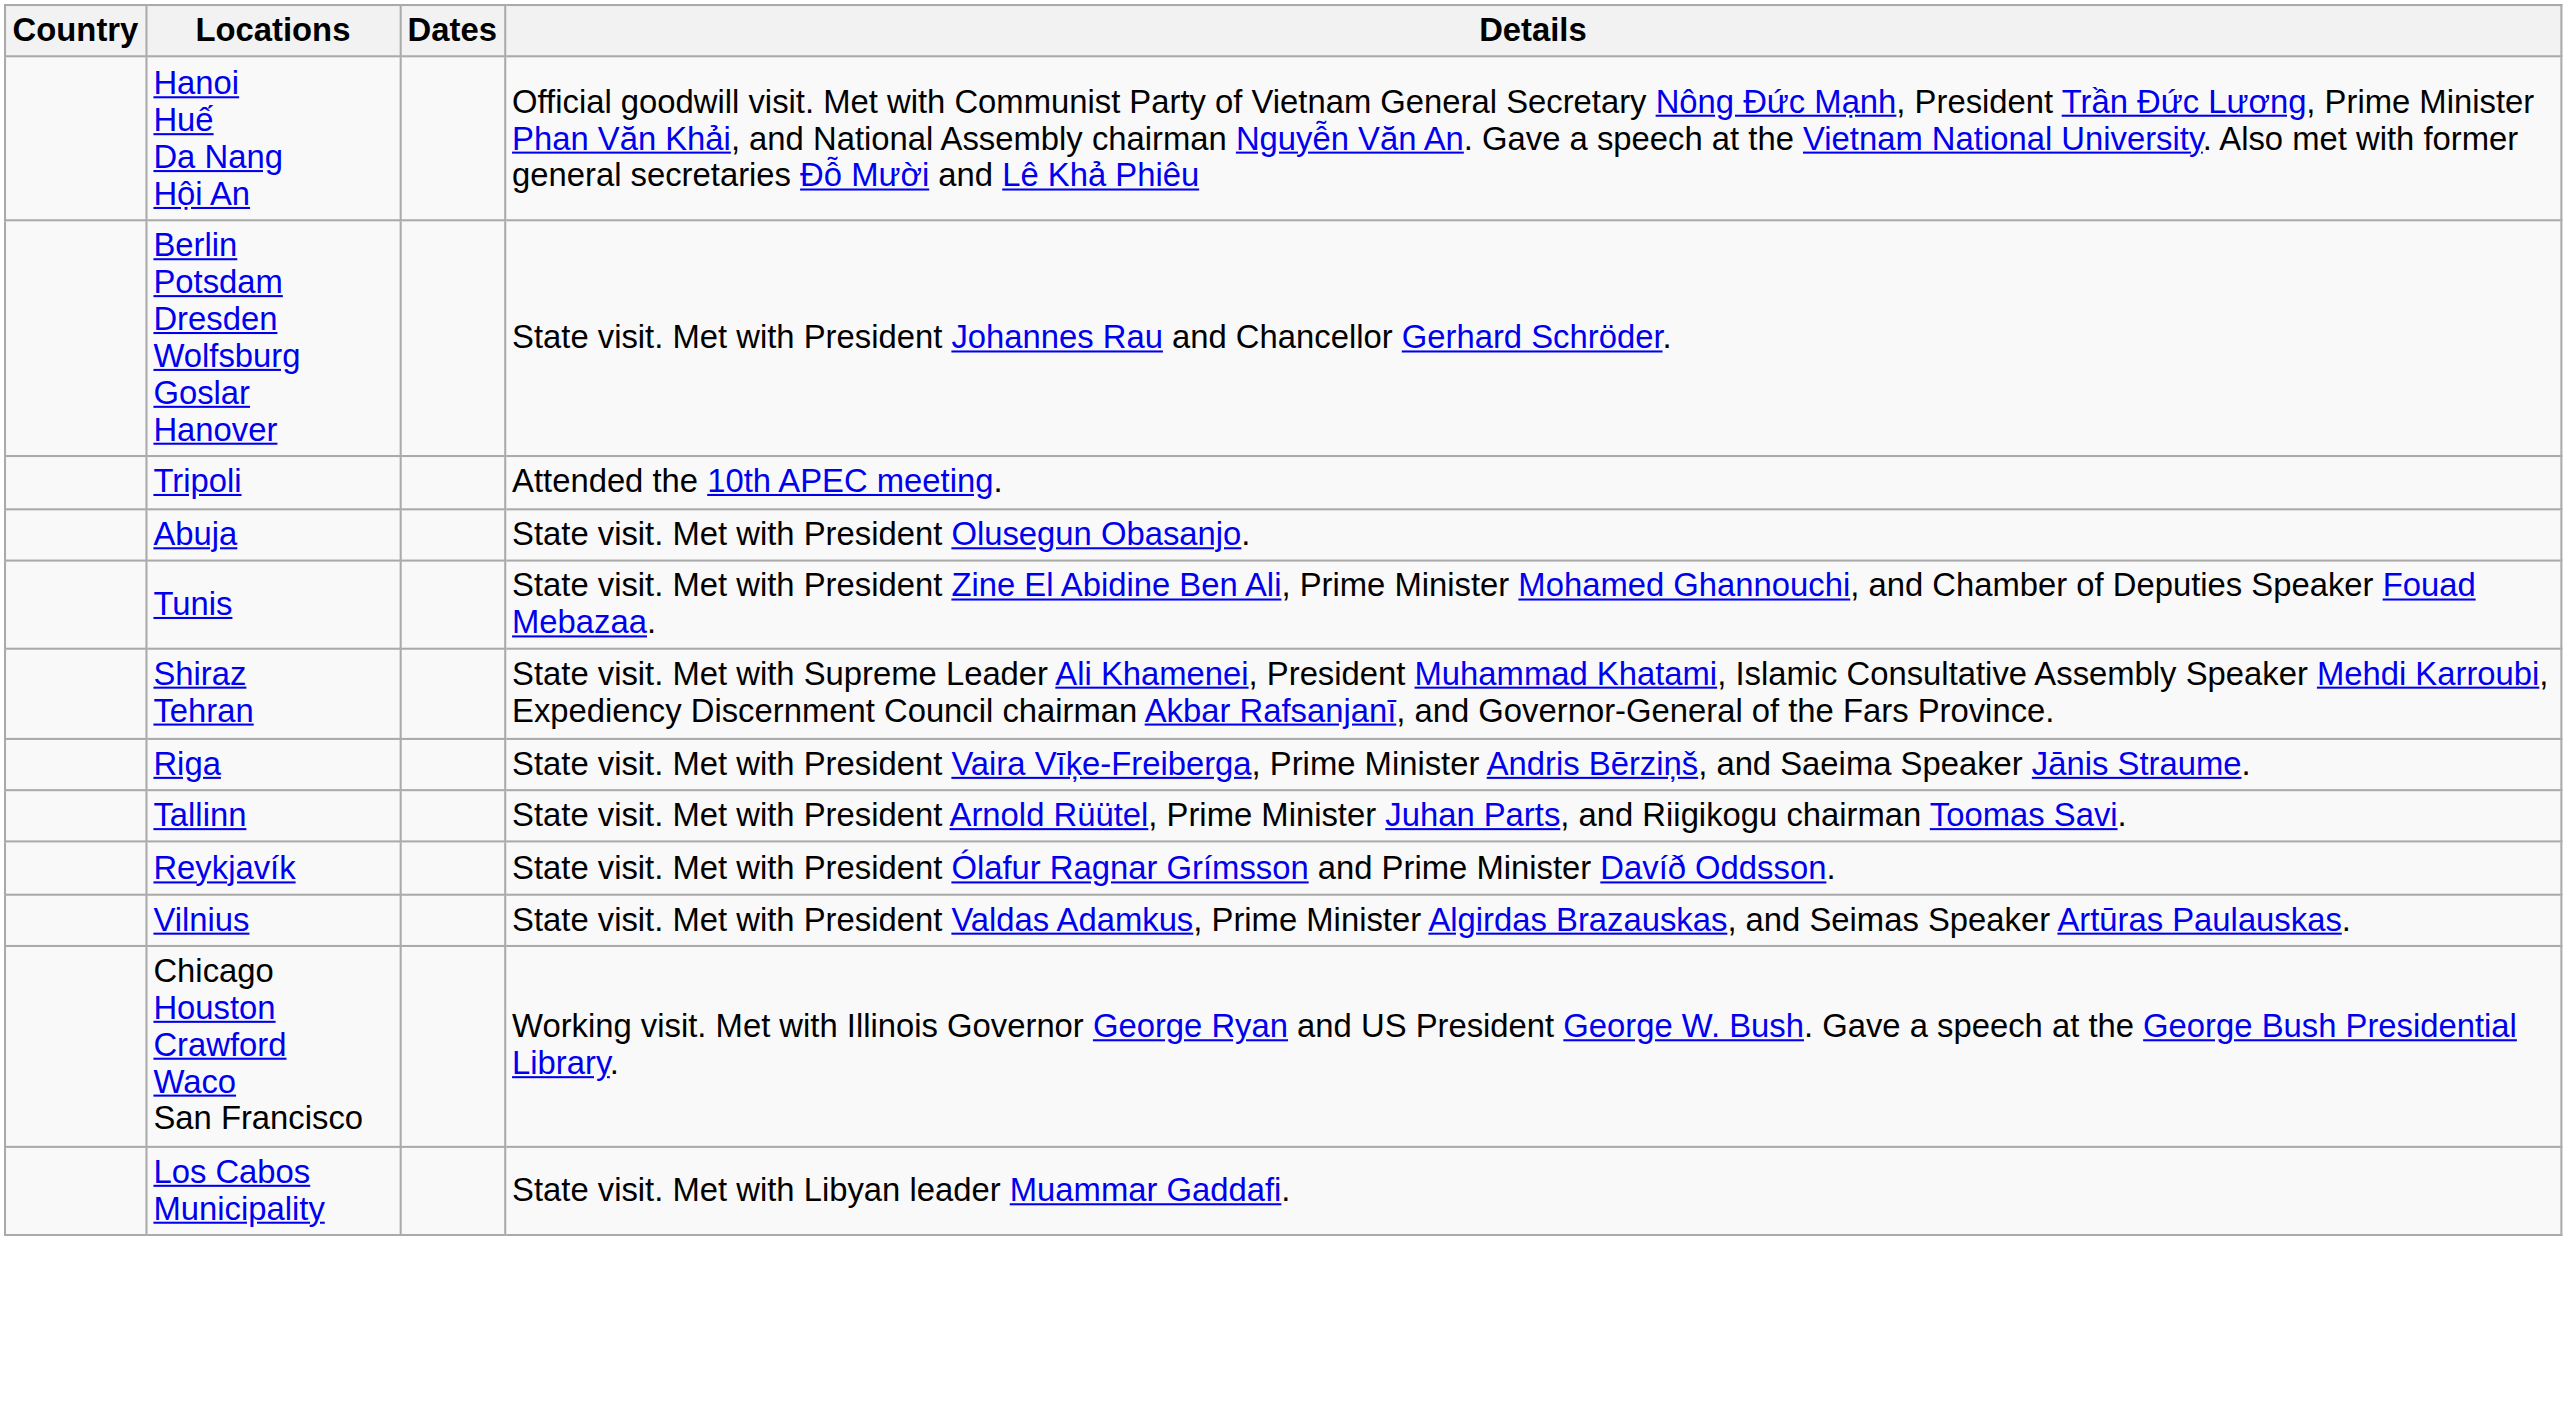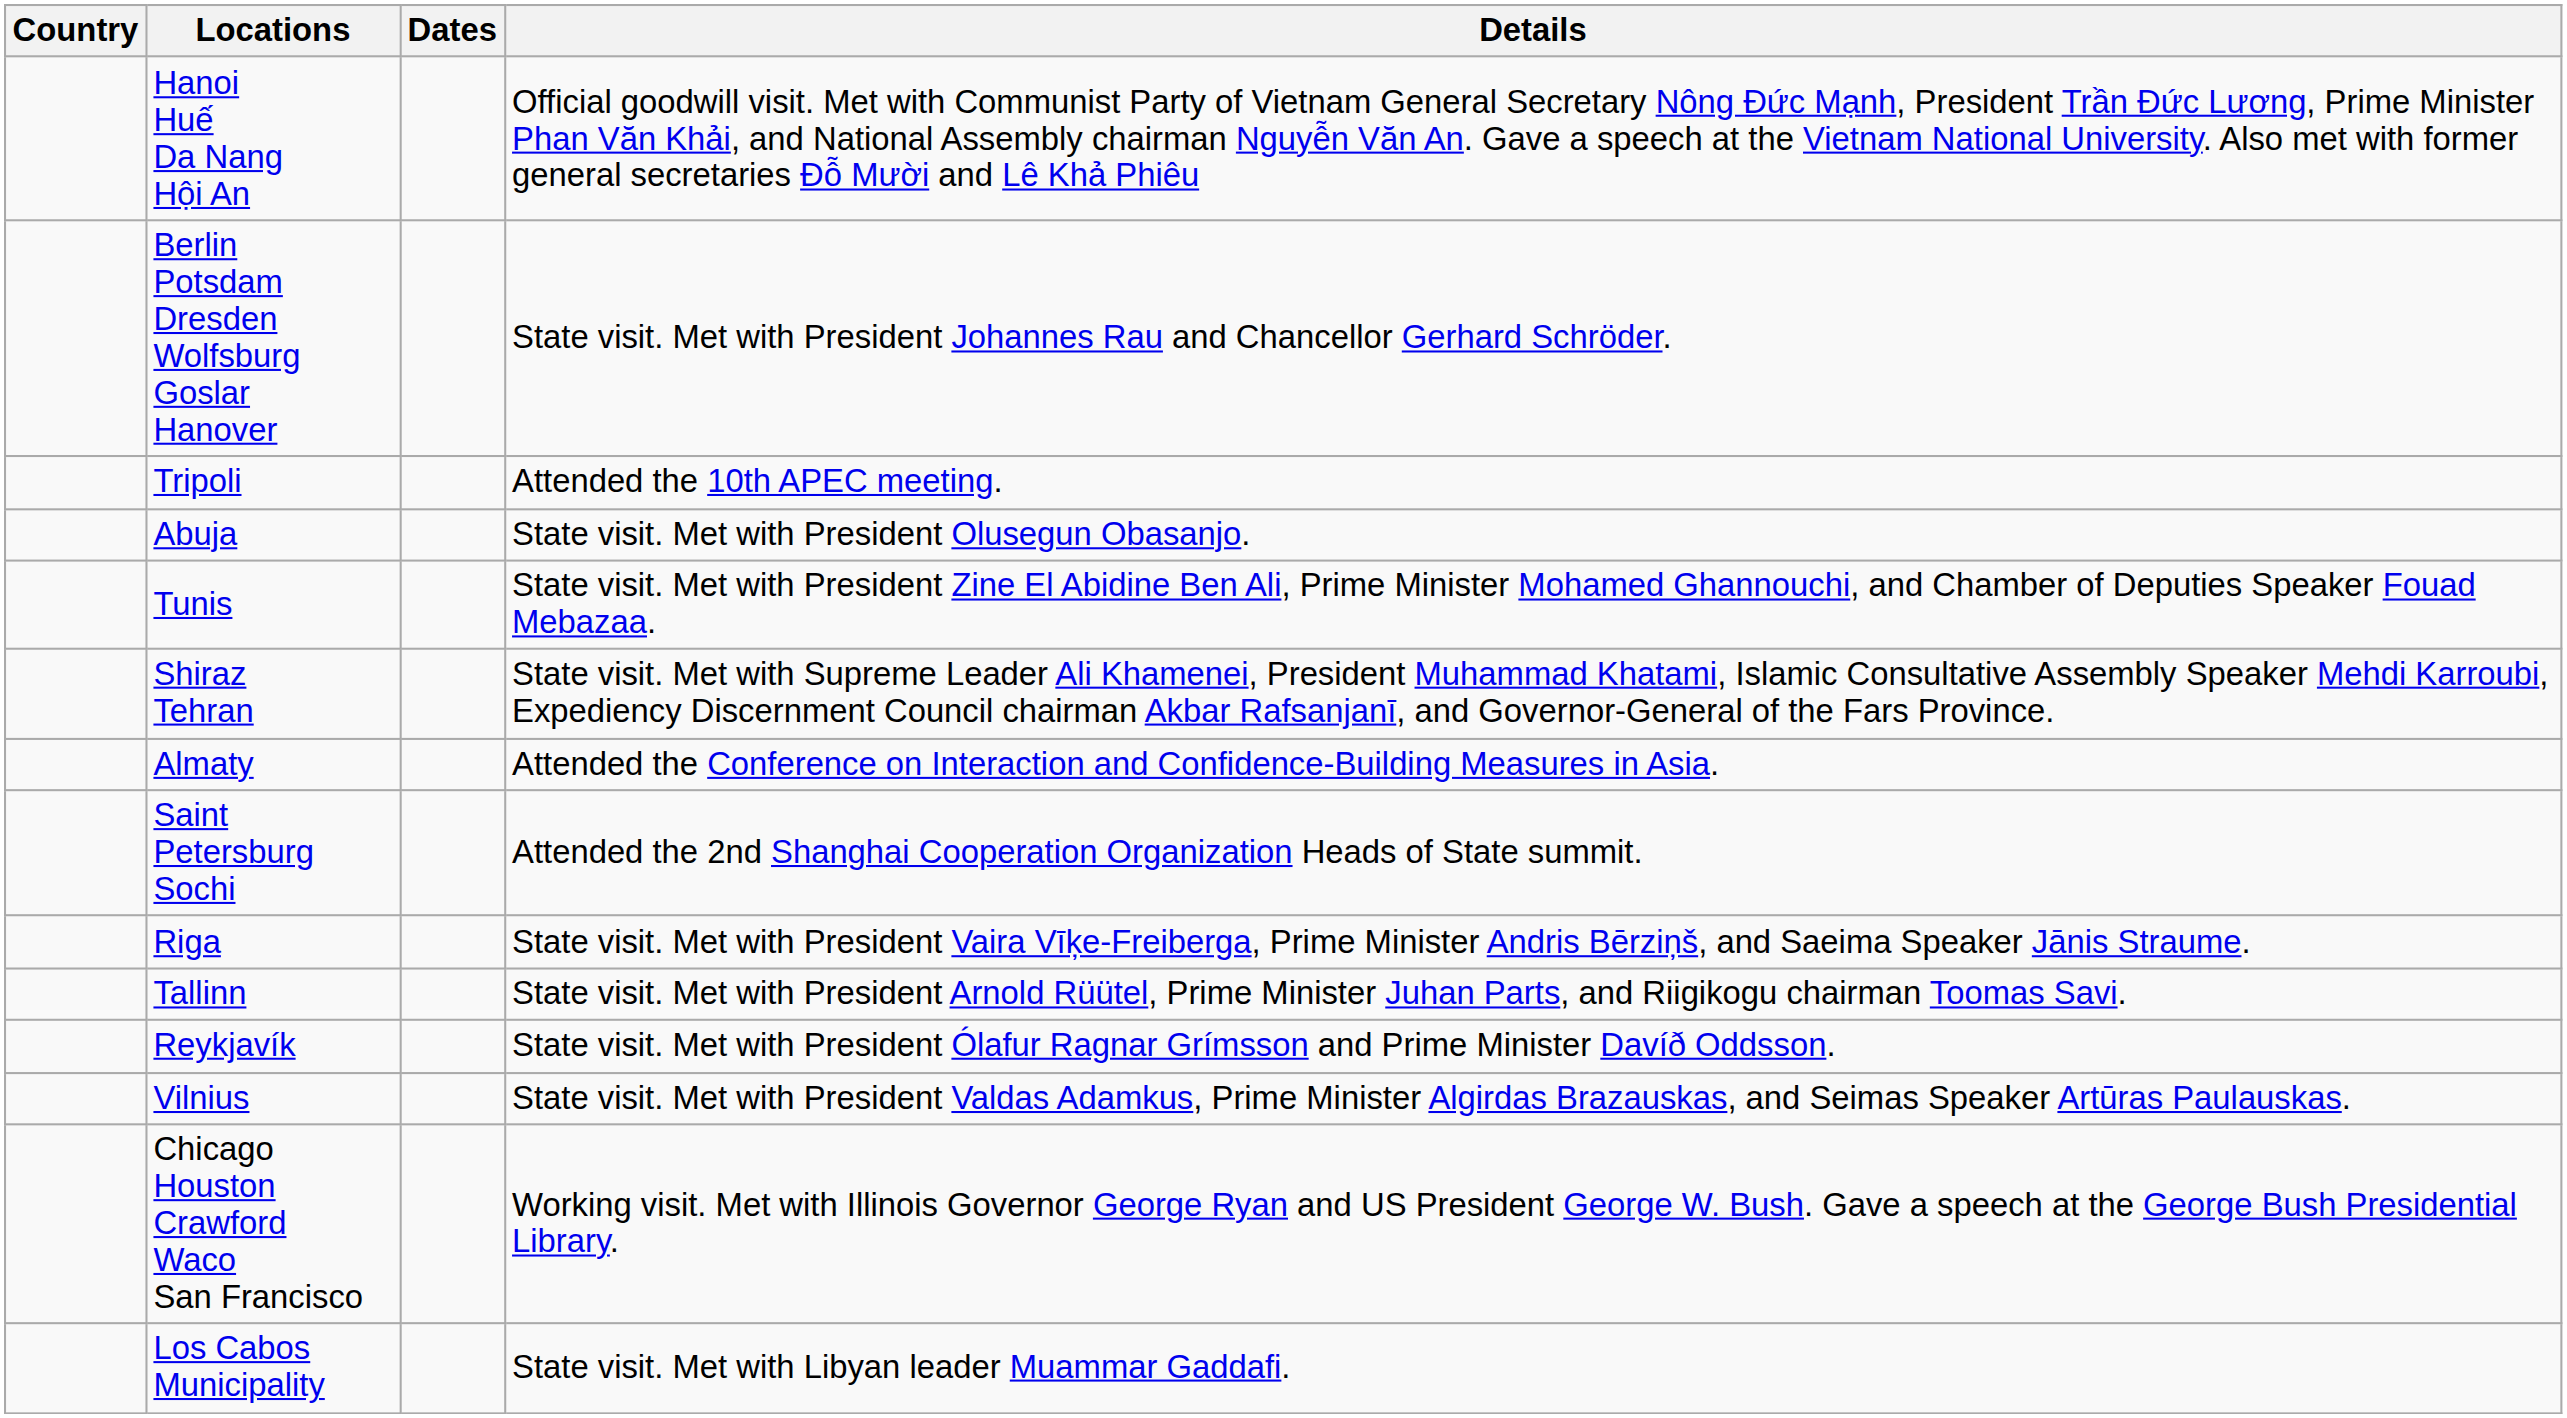+ row: (204, 763)
+ row: (234, 852)
